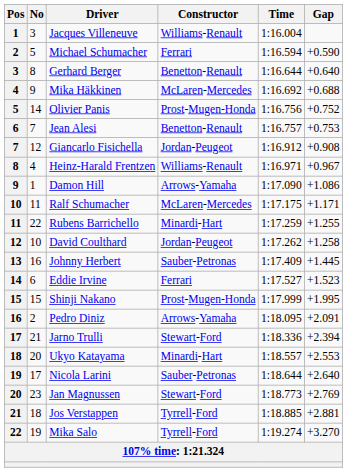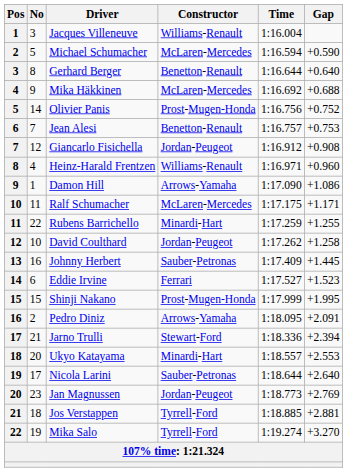(176, 52) Ferrari -> (206, 52) McLaren-Mercedes
(323, 166) +0.967 -> (323, 166) +0.960
(191, 395) Stewart-Ford -> (197, 395) Jordan-Peugeot
